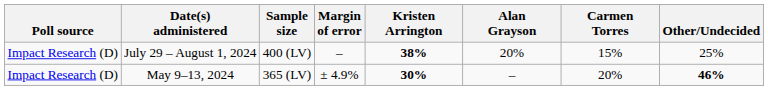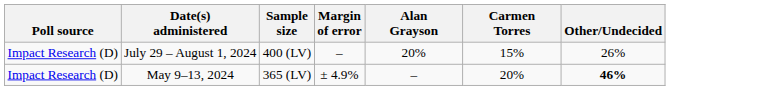- column: (414, 23)
(711, 53) 25% -> (613, 53) 26%
